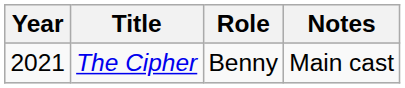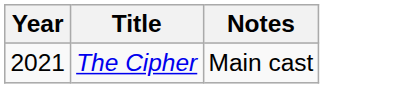- column: (243, 23)
